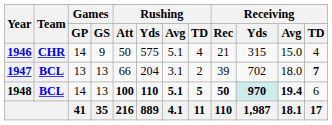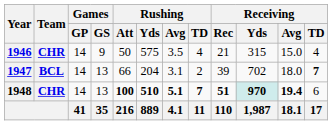(175, 52) 5.1 -> (175, 52) 3.5
(80, 71) 13 -> (80, 71) 14
(51, 91) BCL -> (51, 91) CHR
(150, 91) 110 -> (150, 91) 510
(199, 91) 5 -> (199, 91) 7
(223, 91) 50 -> (223, 91) 51
